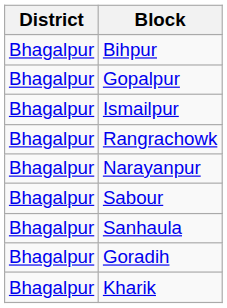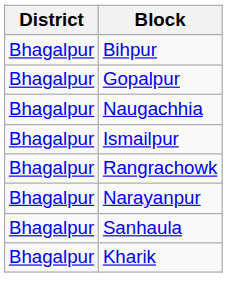+ row: (153, 109)
- row: (133, 198)
- row: (136, 257)
